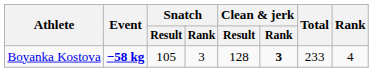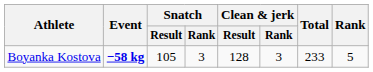(279, 56) bold -> (279, 56) normal
(350, 56) 4 -> (350, 56) 5
